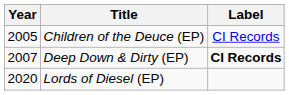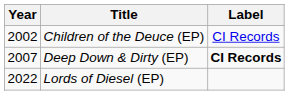(22, 36) 2005 -> (22, 36) 2002
(22, 79) 2020 -> (22, 79) 2022
